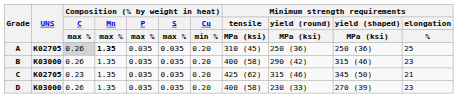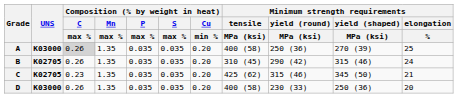(47, 49) K02705 -> (47, 49) K03000
(106, 49) bold -> (106, 49) normal
(243, 49) 310 (45) -> (243, 49) 400 (58)
(353, 49) 250 (36) -> (353, 49) 270 (39)
(47, 62) K03000 -> (47, 62) K02705
(243, 62) 400 (58) -> (243, 62) 310 (45)
(409, 62) 23 -> (409, 62) 24
(353, 87) 270 (39) -> (353, 87) 250 (36)
(409, 87) 23 -> (409, 87) 20
